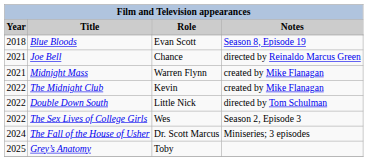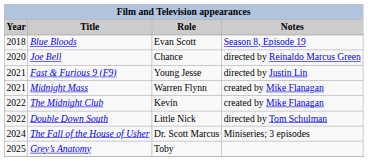(16, 57) 2021 -> (16, 57) 2020
+ row: (73, 73)
- row: (89, 118)
